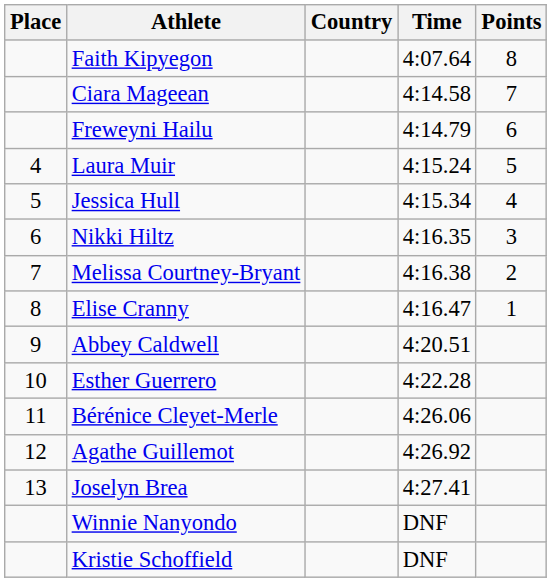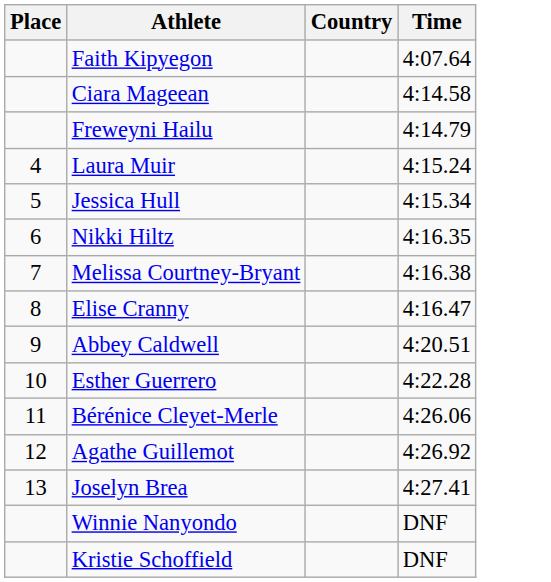- column: (511, 22)
